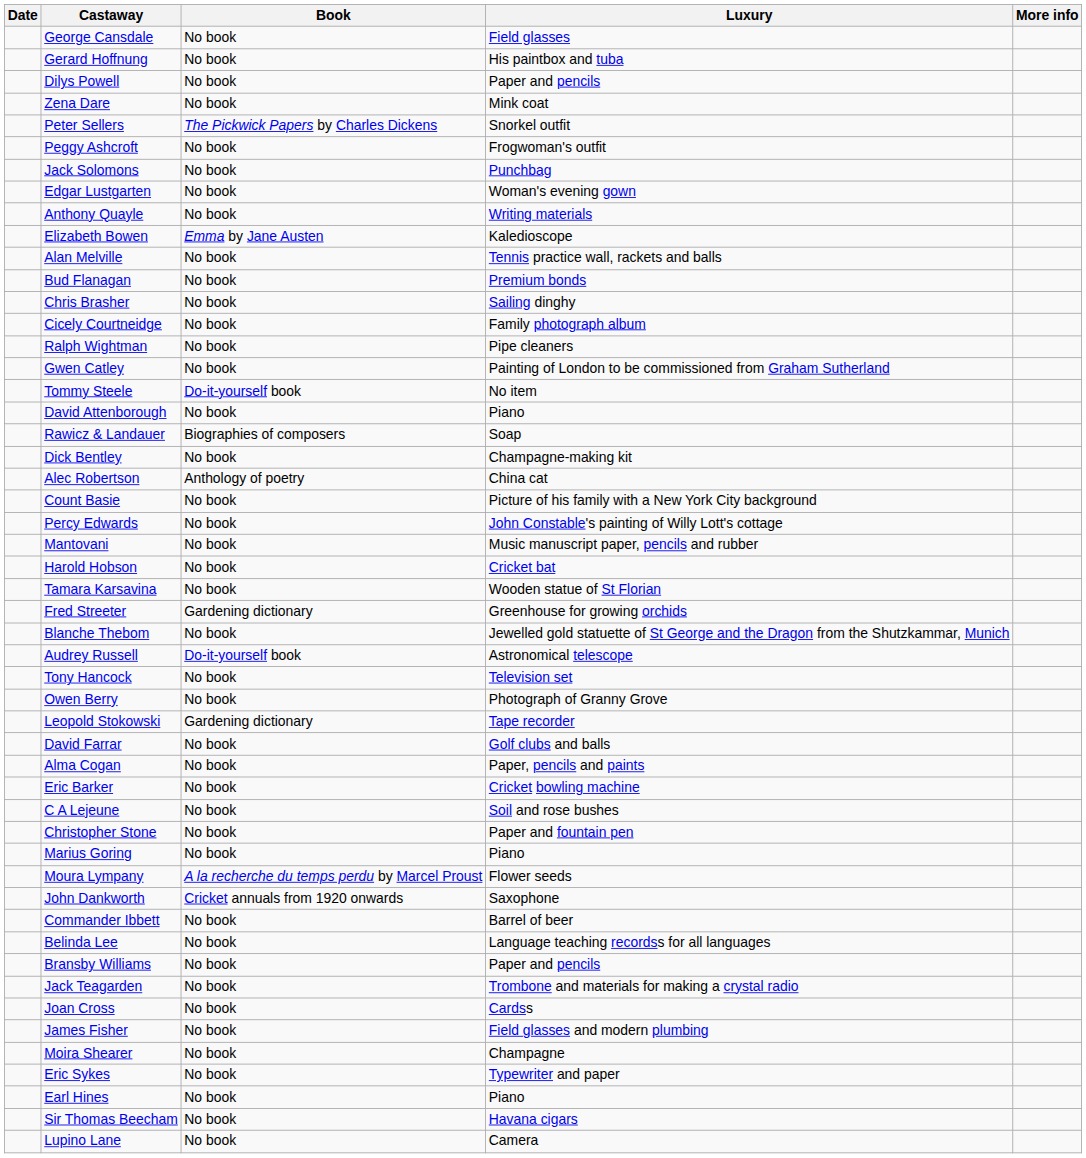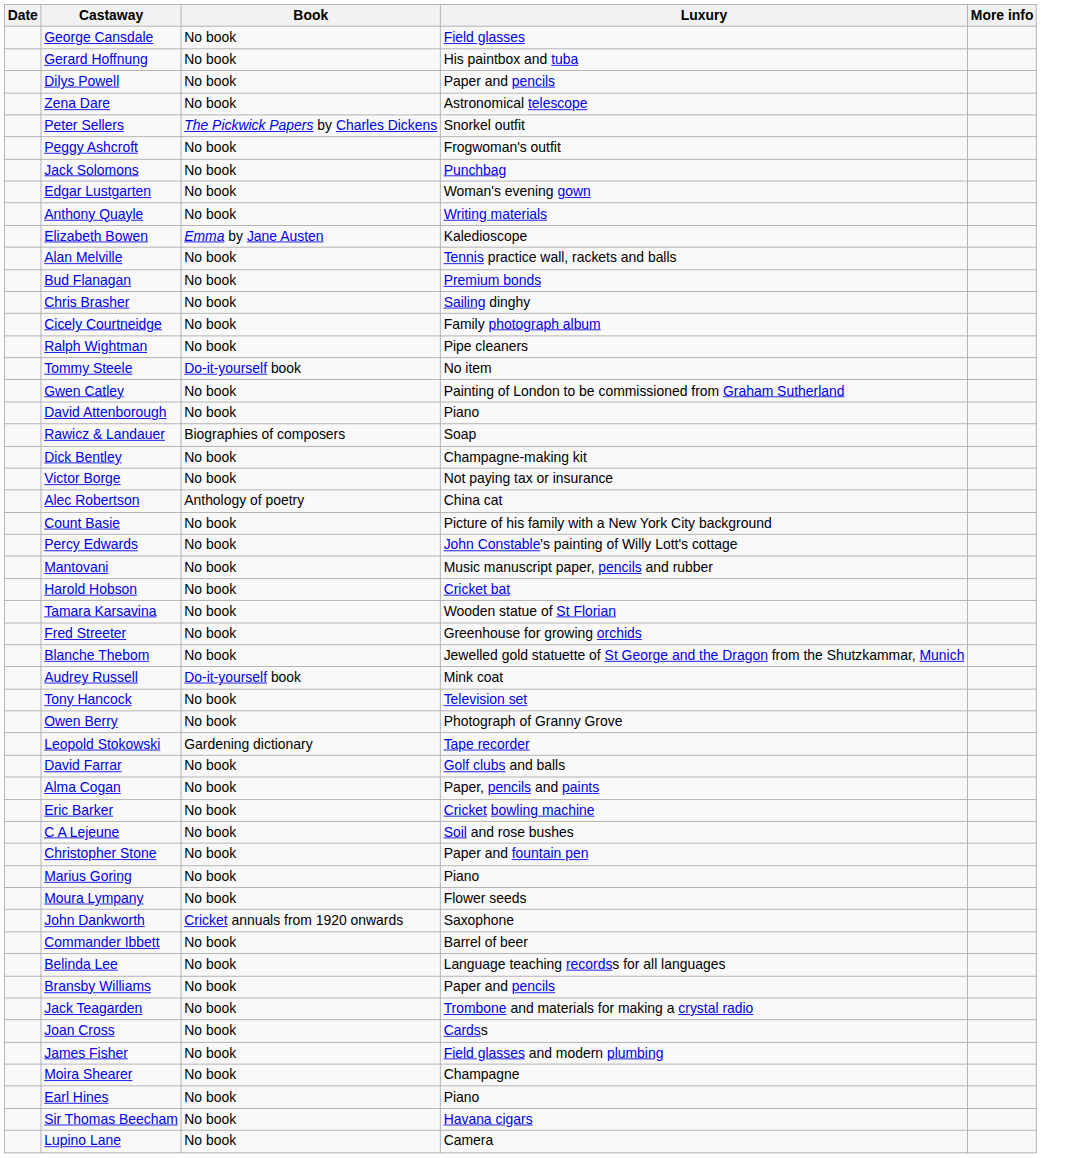(519, 103) Mink coat -> (516, 103) Astronomical telescope
rows swapped: (88, 390) <-> (84, 368)
+ row: (82, 479)
(248, 611) Gardening dictionary -> (210, 633) No book
(561, 655) Astronomical telescope -> (473, 677) Mink coat
(333, 876) A la recherche du temps perdu by Marcel Proust -> (210, 898) No book
- row: (77, 1075)
